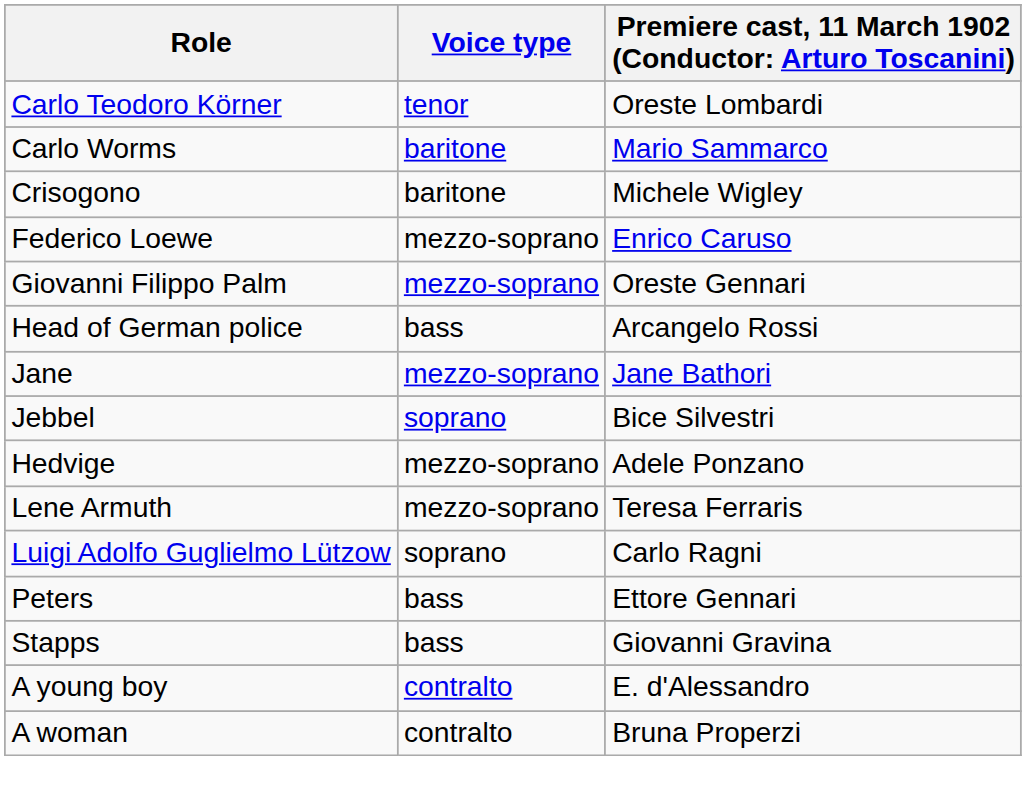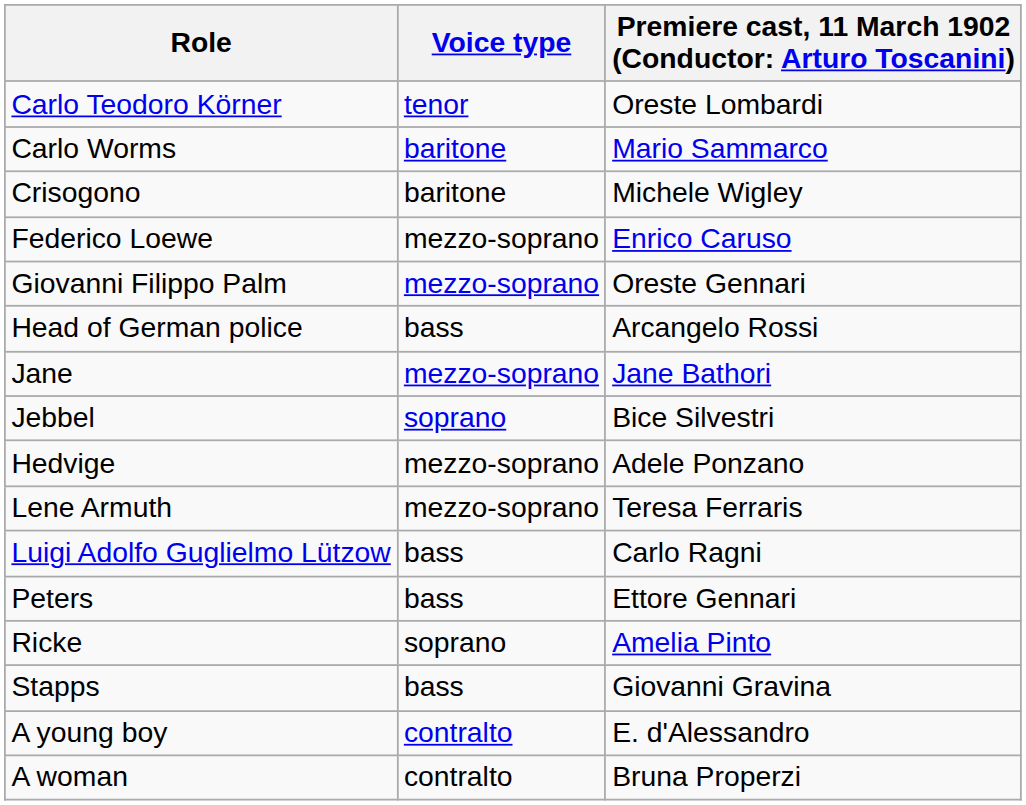(455, 552) soprano -> (434, 552) bass
+ row: (47, 642)
